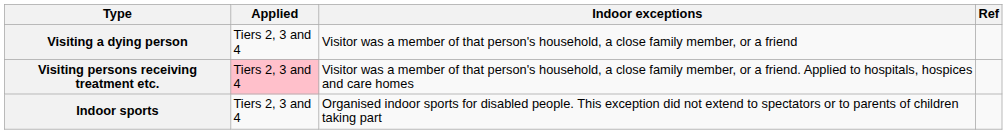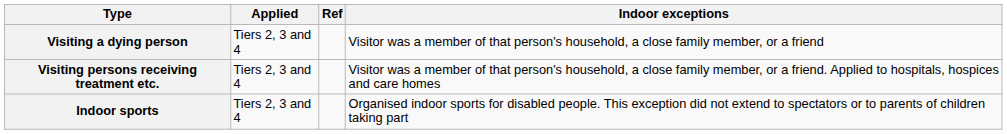columns swapped: (647, 14) <-> (989, 14)
(272, 76) pink background -> (272, 76) no background
